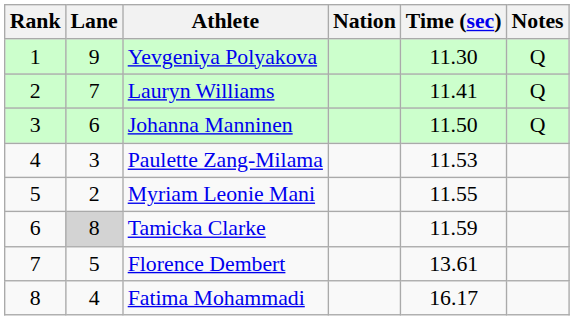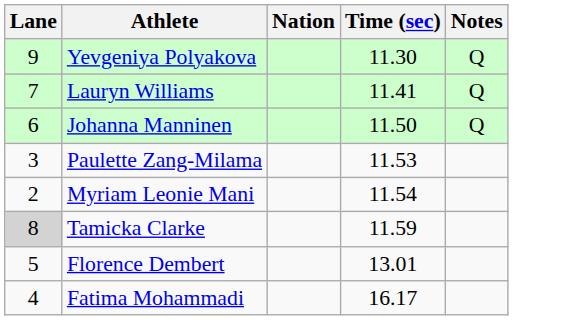- column: (35, 21)
(454, 194) 11.55 -> (393, 194) 11.54
(454, 263) 13.61 -> (393, 263) 13.01
